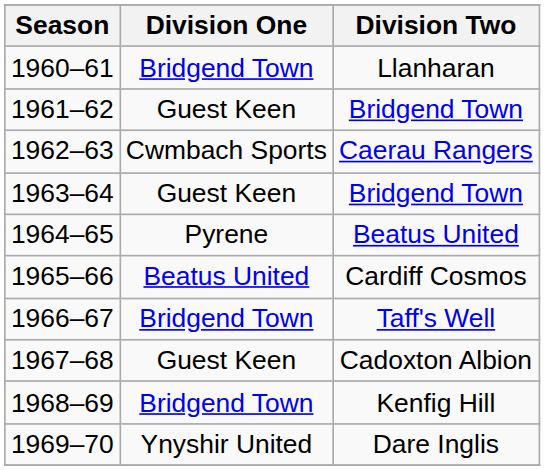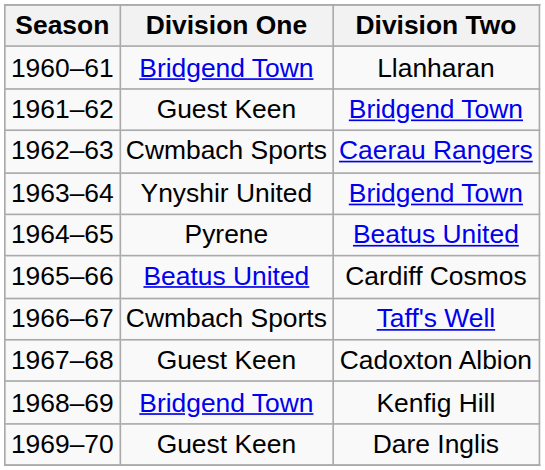(226, 192) Guest Keen -> (226, 192) Ynyshir United
(226, 318) Bridgend Town -> (226, 318) Cwmbach Sports
(226, 444) Ynyshir United -> (226, 444) Guest Keen
